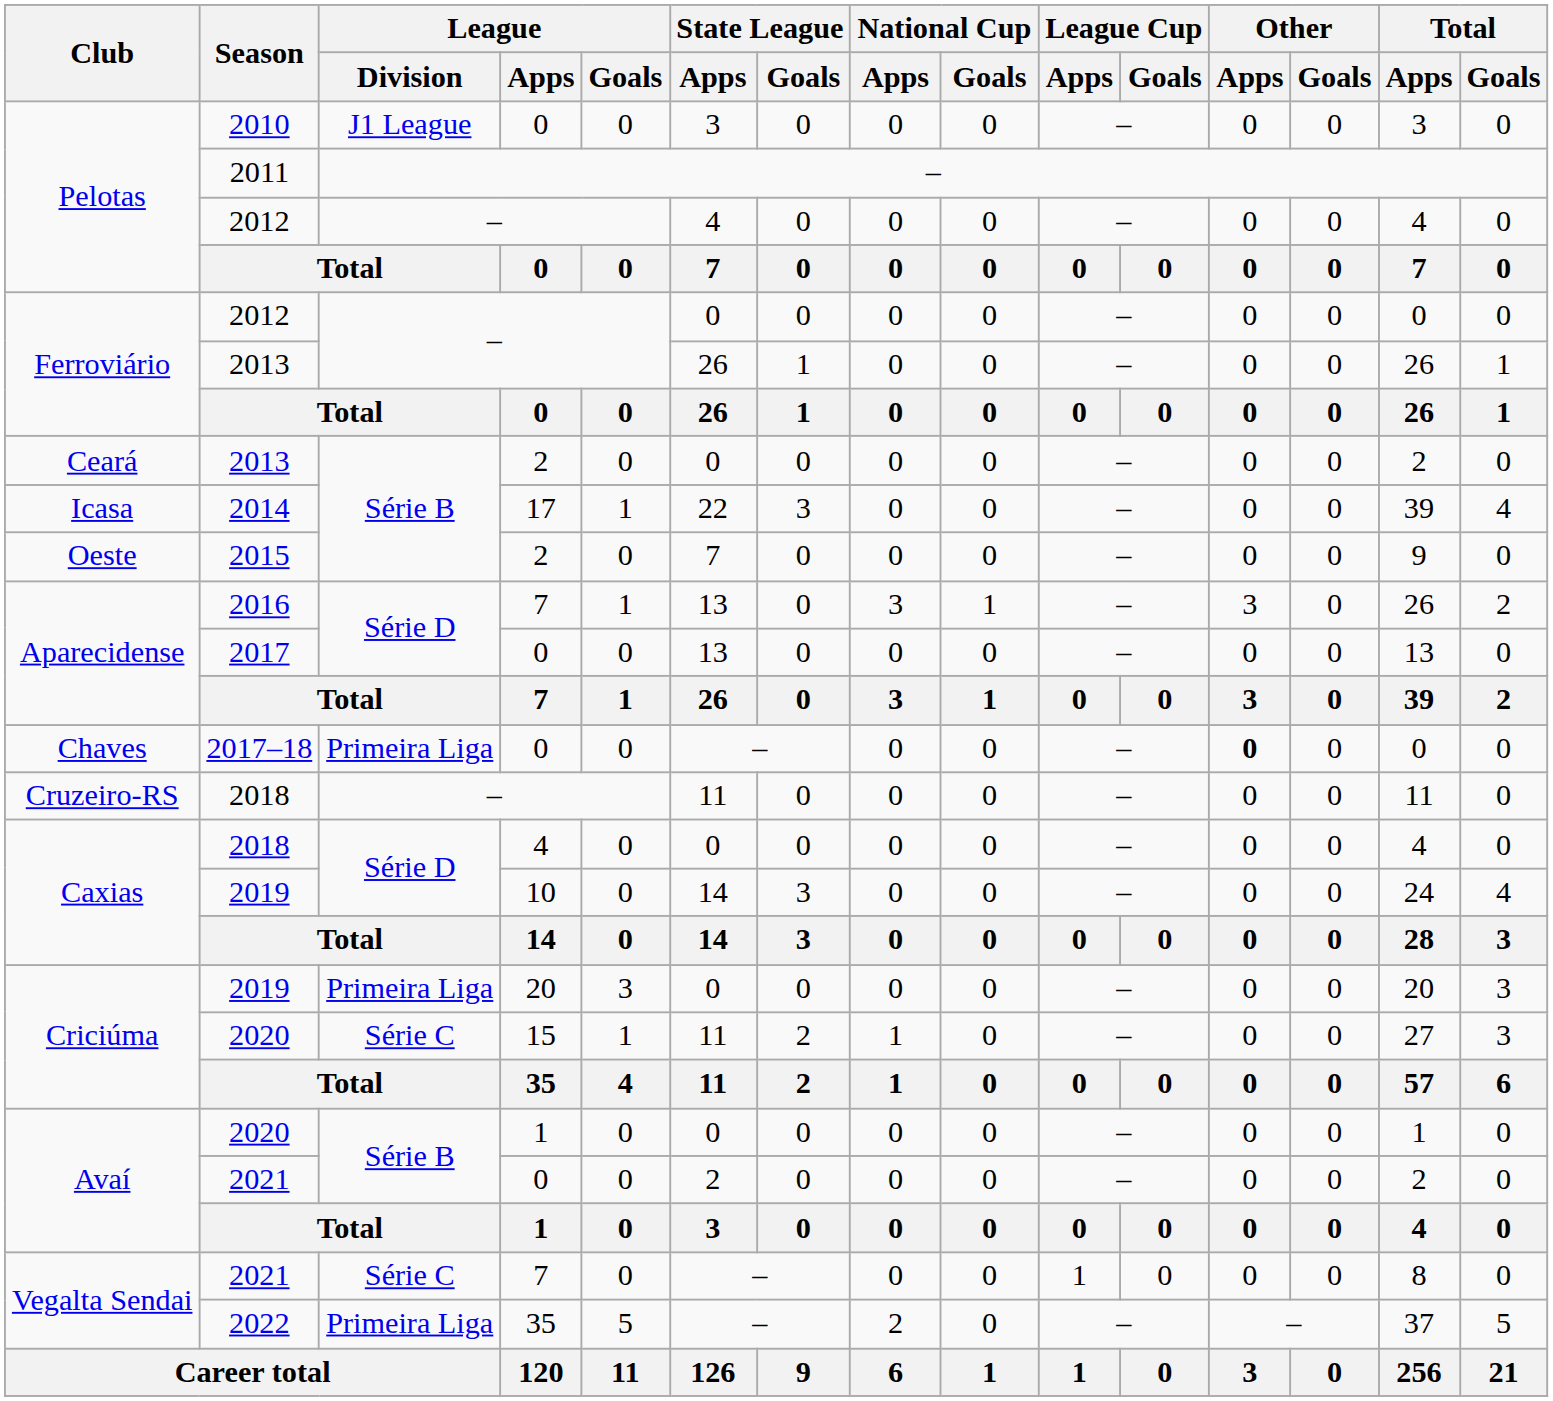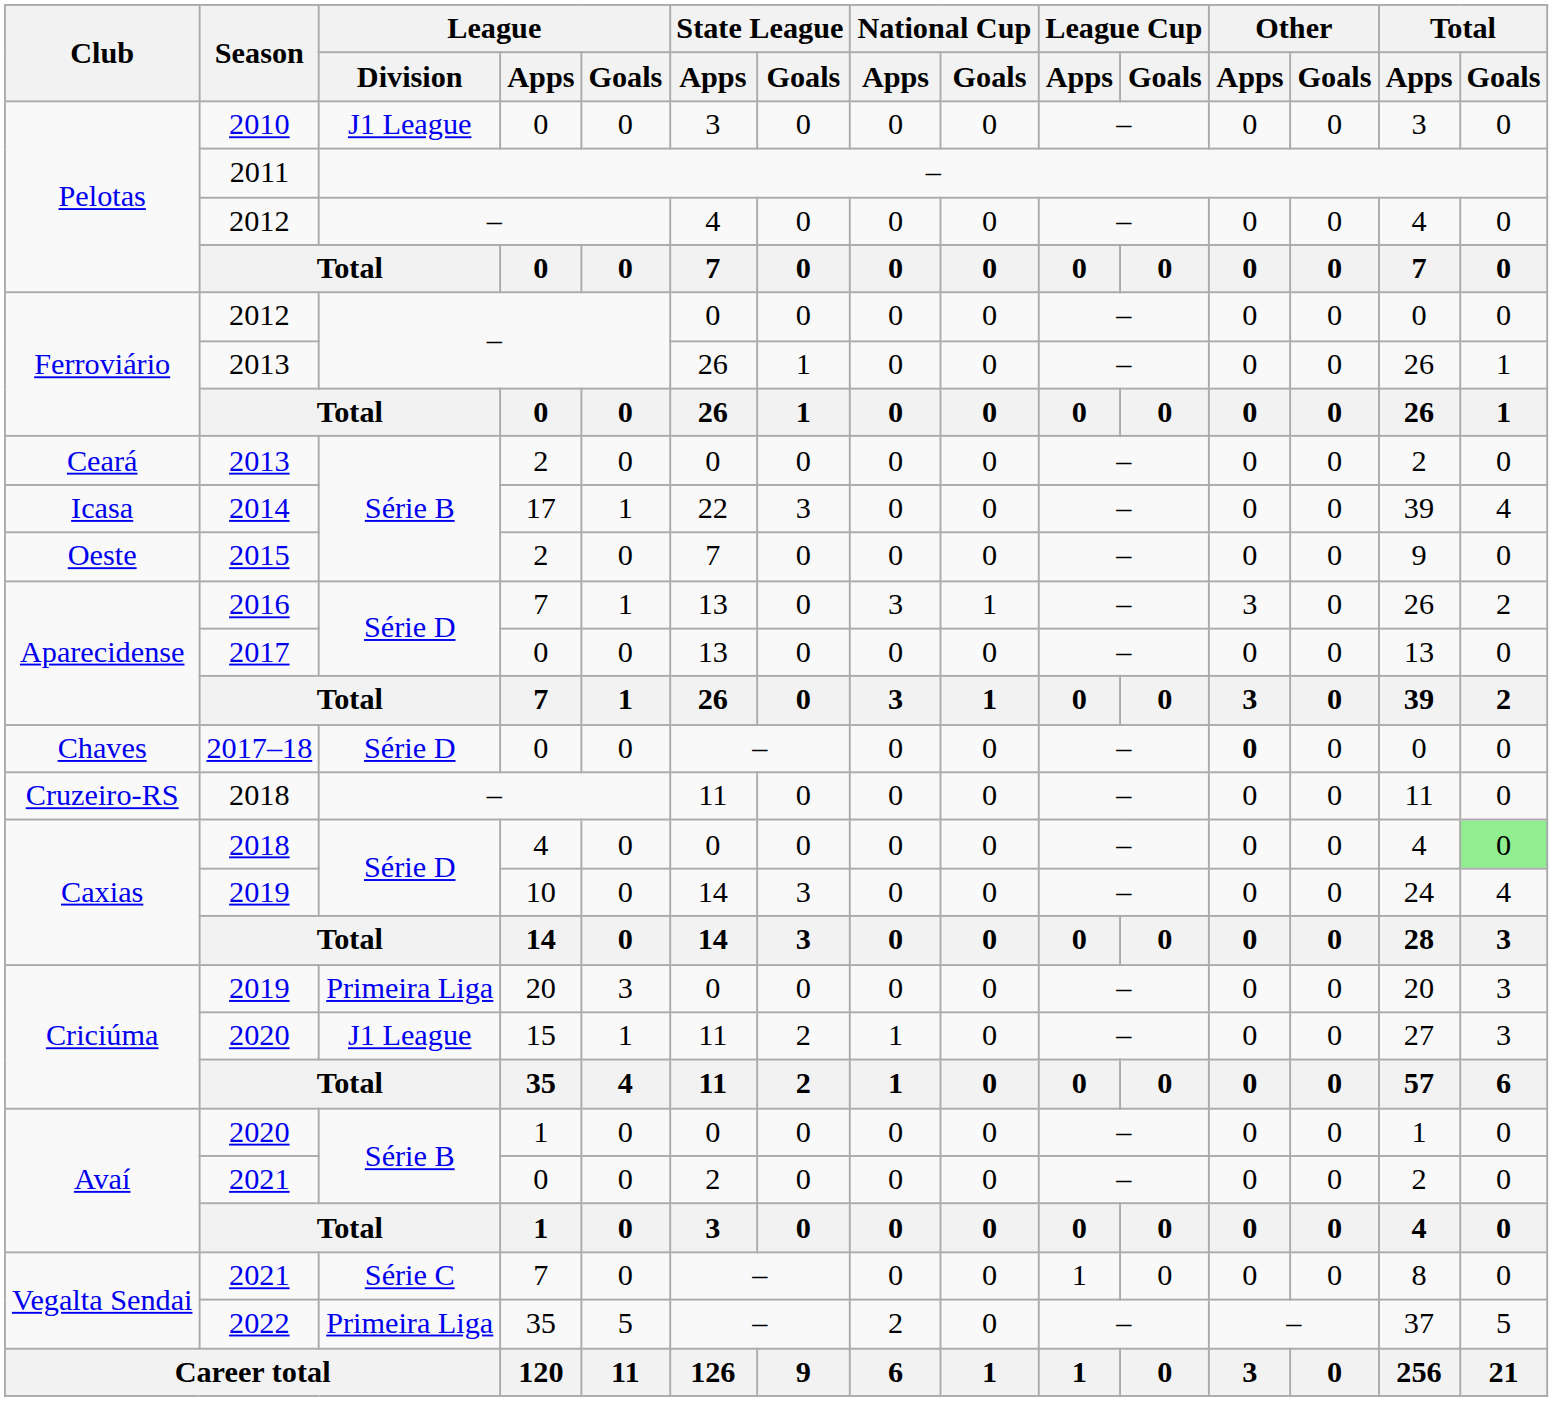(410, 747) Primeira Liga -> (410, 747) Série D
(1504, 843) no background -> (1504, 843) lightgreen background
(410, 1035) Série C -> (410, 1035) J1 League
